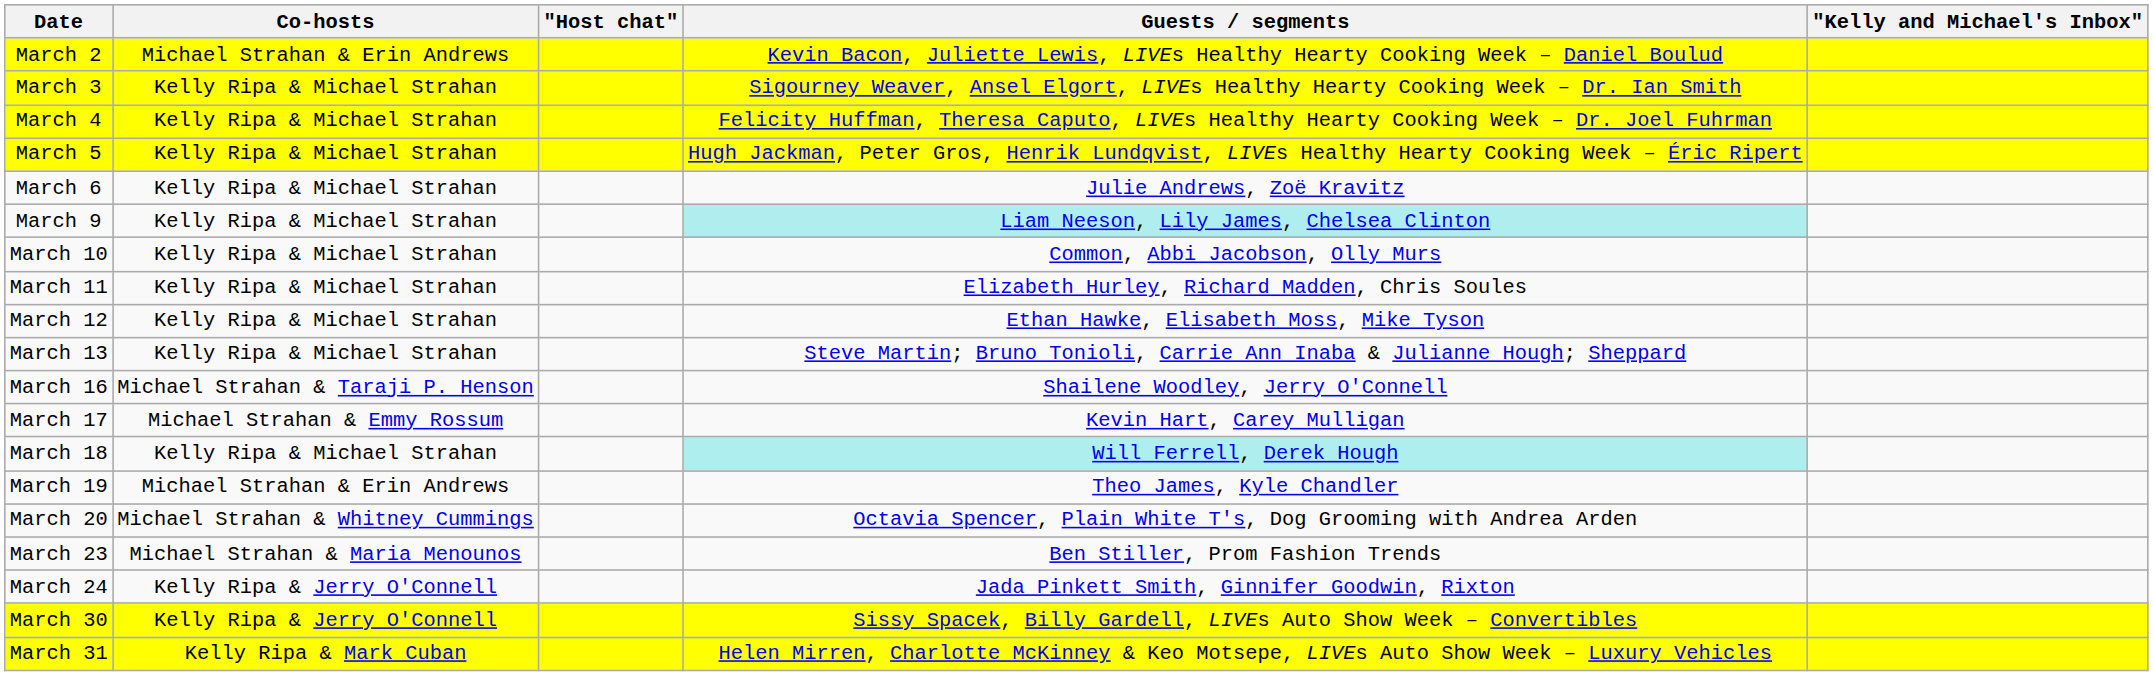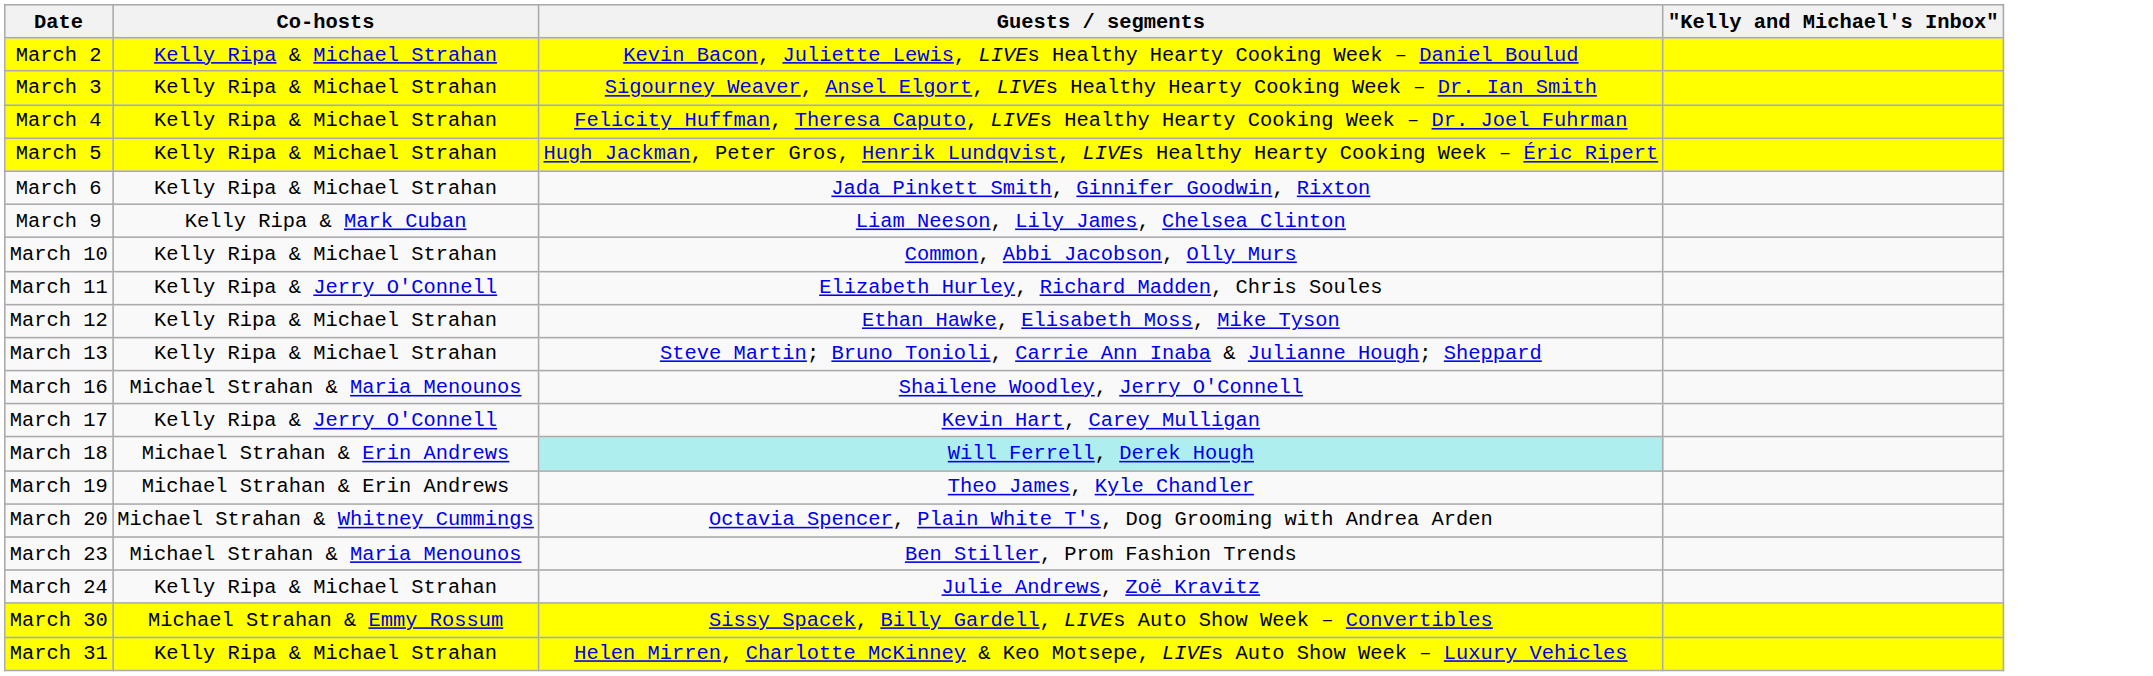- column: (611, 21)
(326, 55) Michael Strahan & Erin Andrews -> (326, 55) Kelly Ripa & Michael Strahan
(1245, 188) Julie Andrews, Zoë Kravitz -> (1101, 188) Jada Pinkett Smith, Ginnifer Goodwin, Rixton
(326, 221) Kelly Ripa & Michael Strahan -> (326, 221) Kelly Ripa & Mark Cuban
(1245, 221) paleturquoise background -> (1101, 221) no background
(326, 288) Kelly Ripa & Michael Strahan -> (326, 288) Kelly Ripa & Jerry O'Connell
(326, 387) Michael Strahan & Taraji P. Henson -> (326, 387) Michael Strahan & Maria Menounos
(326, 421) Michael Strahan & Emmy Rossum -> (326, 421) Kelly Ripa & Jerry O'Connell
(326, 454) Kelly Ripa & Michael Strahan -> (326, 454) Michael Strahan & Erin Andrews
(326, 587) Kelly Ripa & Jerry O'Connell -> (326, 587) Kelly Ripa & Michael Strahan
(1245, 587) Jada Pinkett Smith, Ginnifer Goodwin, Rixton -> (1101, 587) Julie Andrews, Zoë Kravitz
(326, 620) Kelly Ripa & Jerry O'Connell -> (326, 620) Michael Strahan & Emmy Rossum
(326, 653) Kelly Ripa & Mark Cuban -> (326, 653) Kelly Ripa & Michael Strahan
